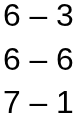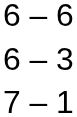rows swapped: (38, 15) <-> (38, 59)
